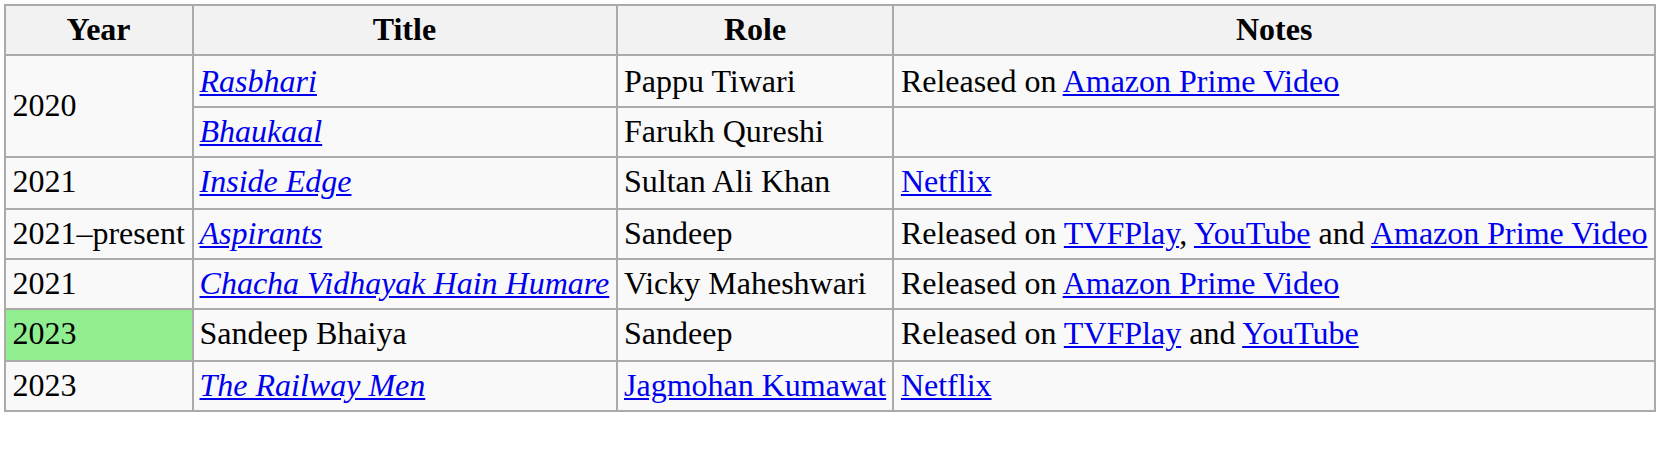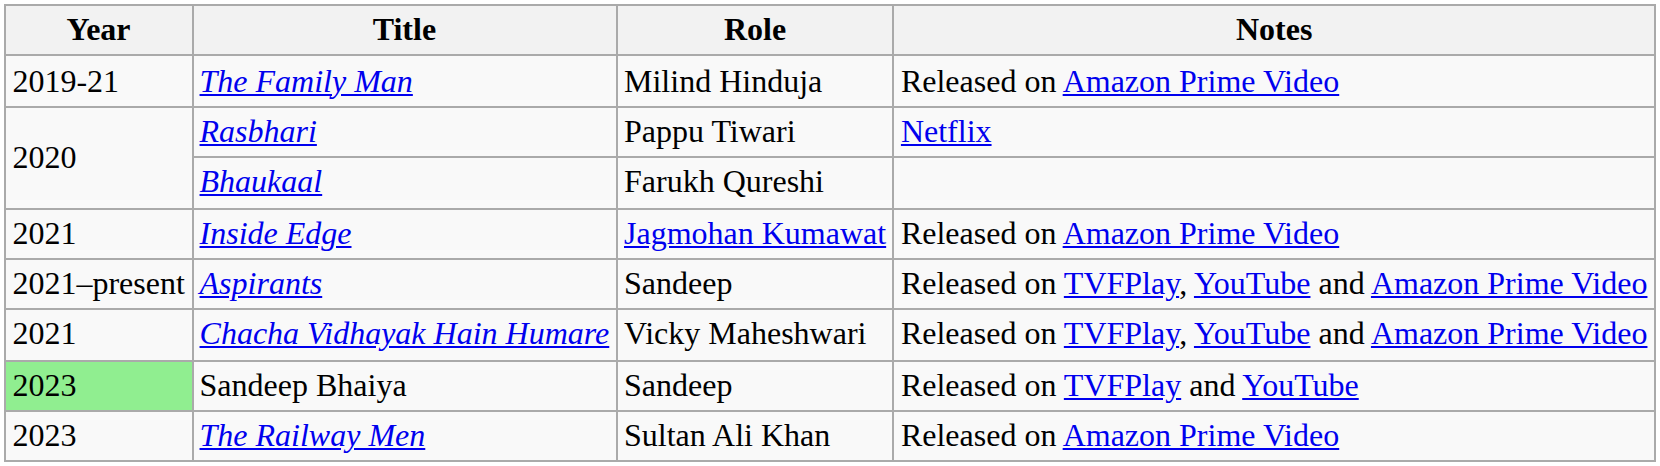+ row: (306, 80)
(1120, 80) Released on Amazon Prime Video -> (946, 131) Netflix
(727, 182) Sultan Ali Khan -> (755, 232) Jagmohan Kumawat
(946, 182) Netflix -> (1120, 232) Released on Amazon Prime Video
(1120, 283) Released on Amazon Prime Video -> (1274, 334) Released on TVFPlay, YouTube and Amazon Prime Video
(755, 385) Jagmohan Kumawat -> (727, 435) Sultan Ali Khan
(946, 385) Netflix -> (1120, 435) Released on Amazon Prime Video
